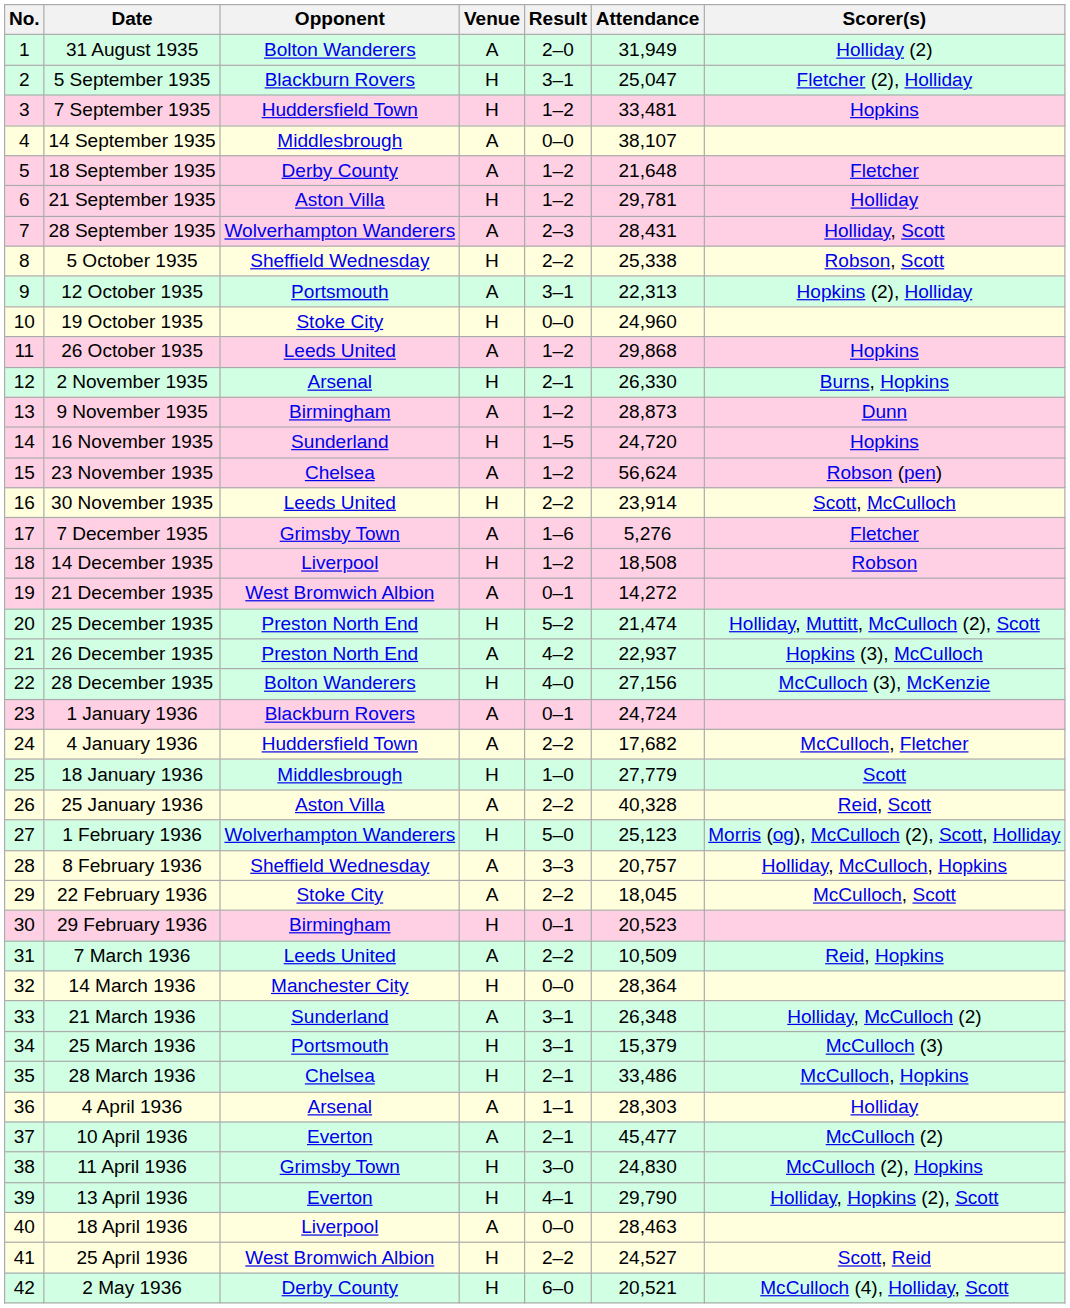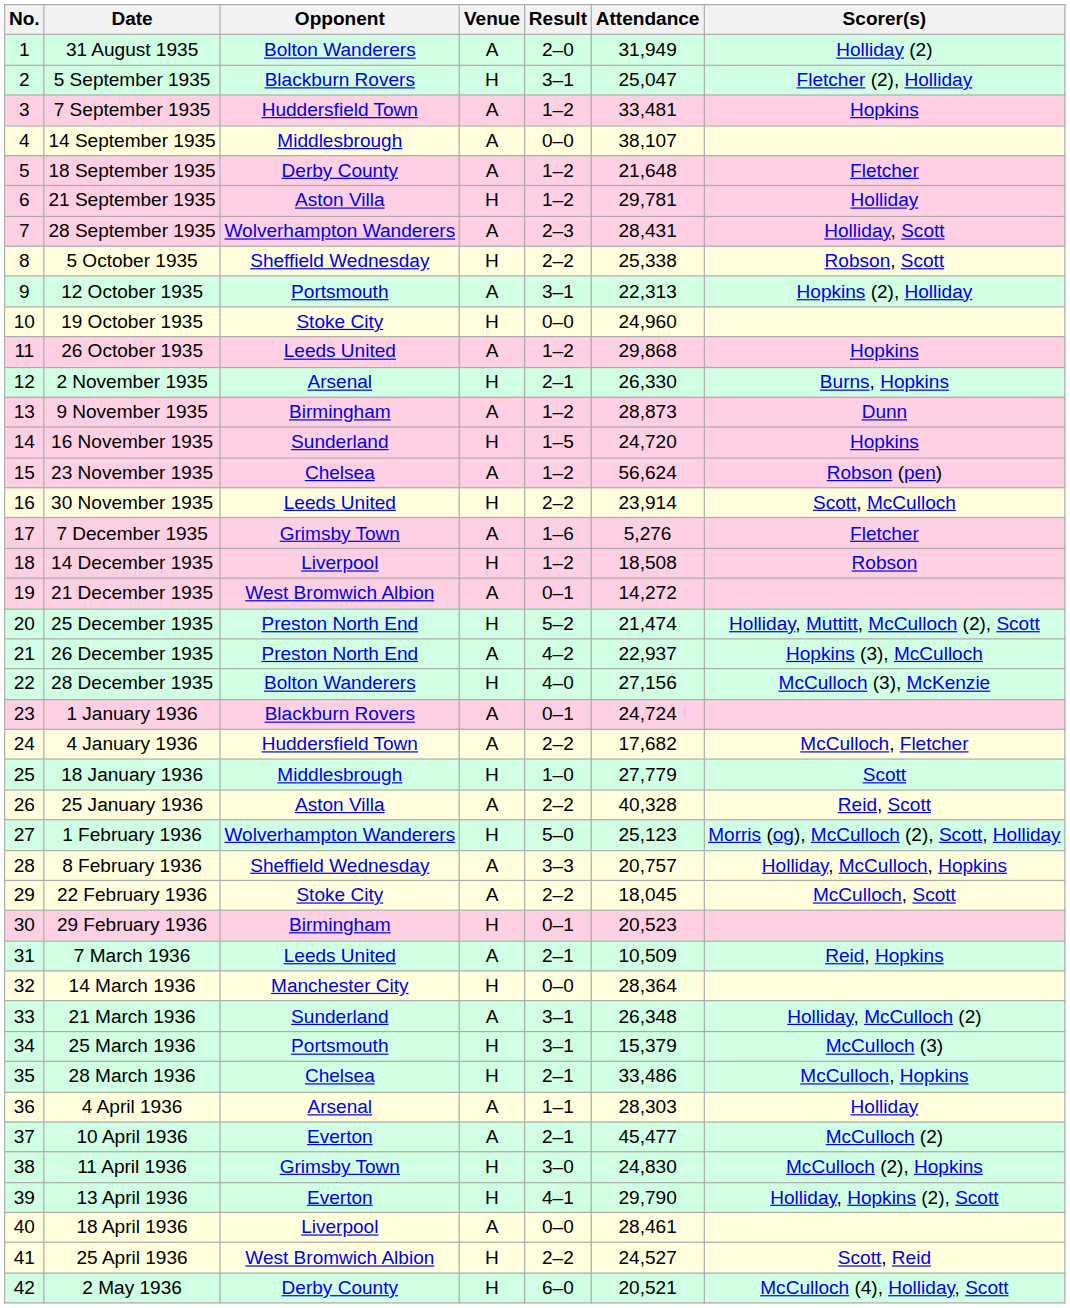(492, 110) H -> (492, 110) A
(558, 955) 2–2 -> (558, 955) 2–1
(648, 1227) 28,463 -> (648, 1227) 28,461
